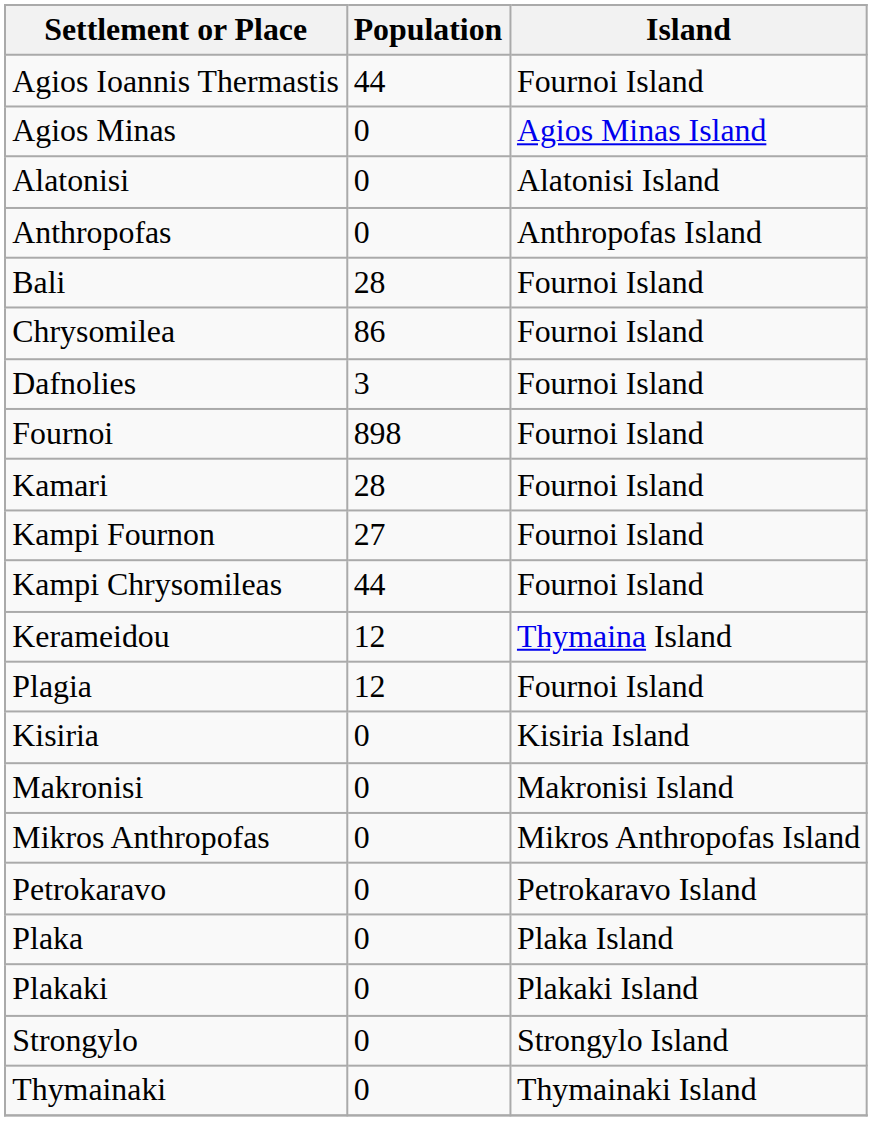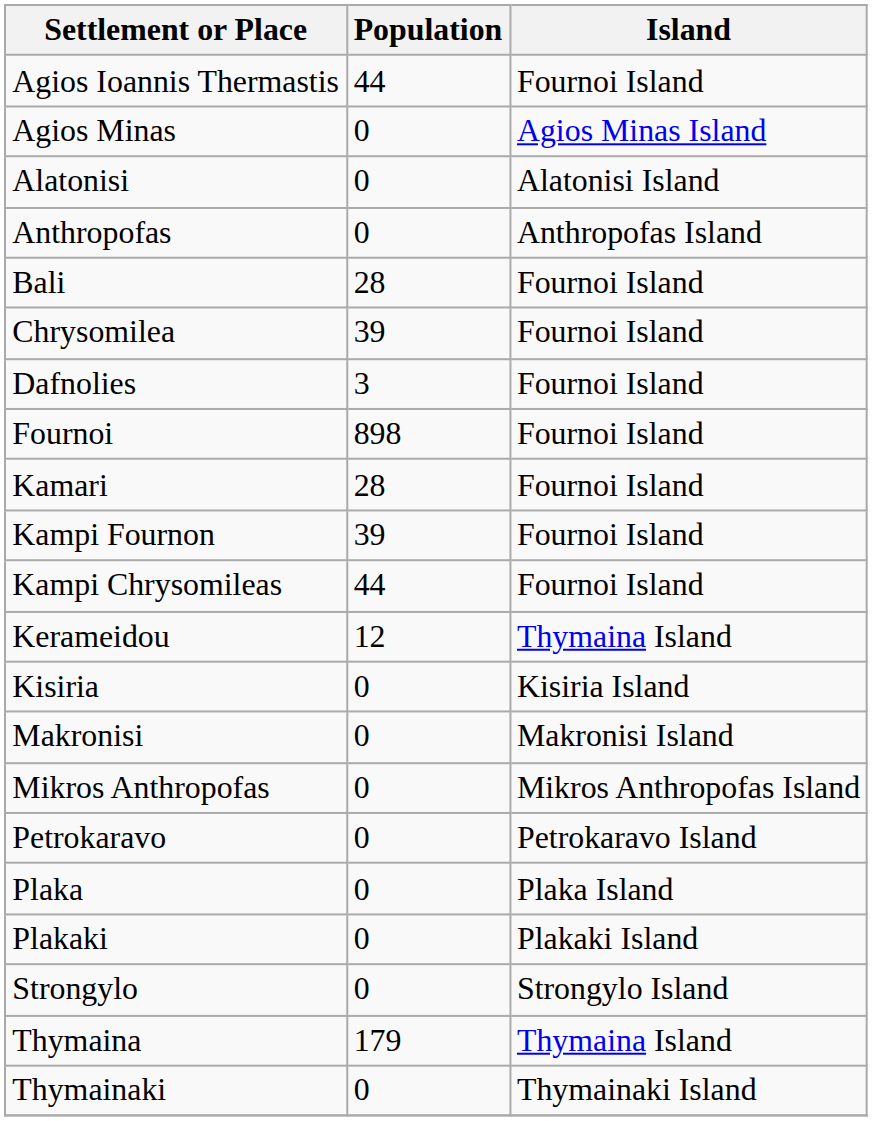(370, 332) 86 -> (370, 332) 39
(370, 534) 27 -> (370, 534) 39
- row: (52, 686)
+ row: (77, 1039)
